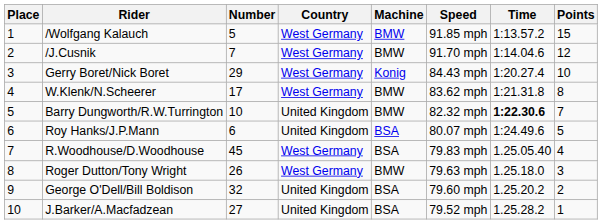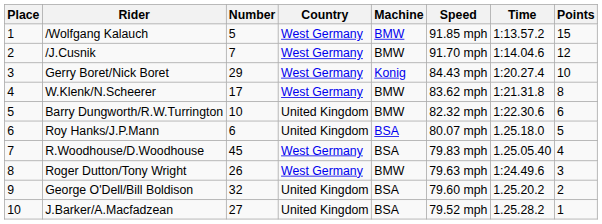(519, 112) bold -> (519, 112) normal
(560, 112) 7 -> (560, 112) 6
(519, 131) 1:24.49.6 -> (519, 131) 1.25.18.0
(519, 170) 1.25.18.0 -> (519, 170) 1:24.49.6
